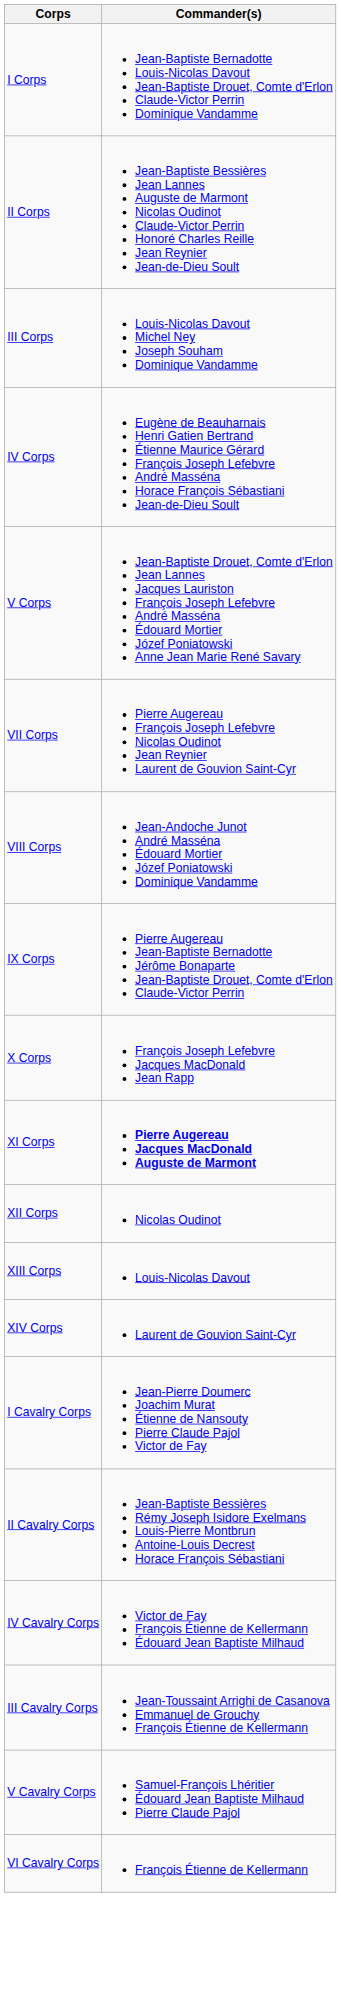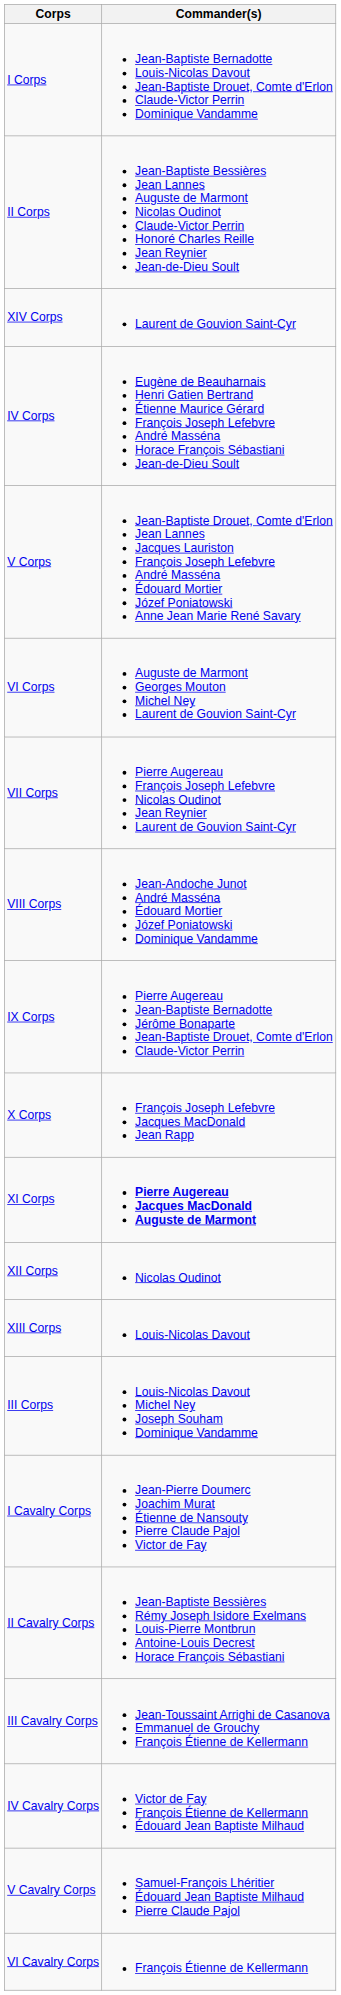rows swapped: (30, 337) <-> (35, 1328)
+ row: (31, 687)
rows swapped: (52, 1707) <-> (53, 1623)
